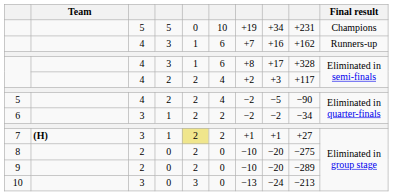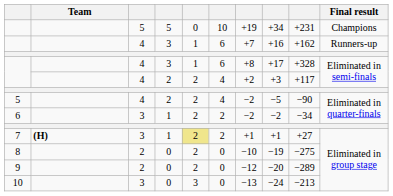(276, 151) −20 -> (276, 151) −19
(249, 167) −10 -> (249, 167) −12
